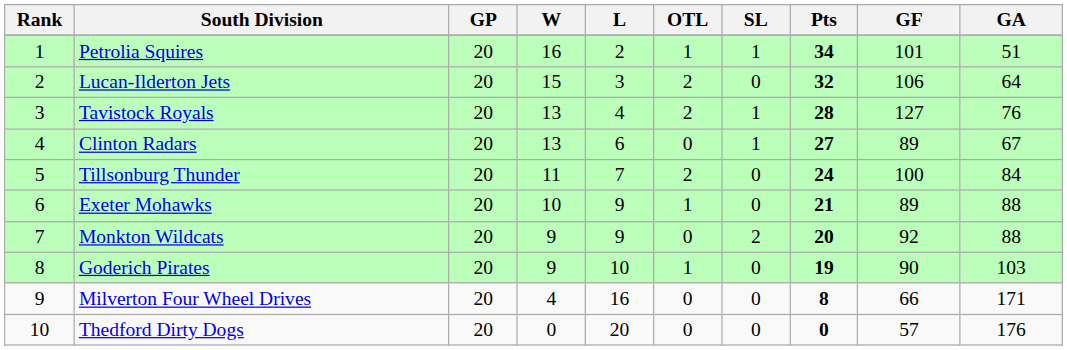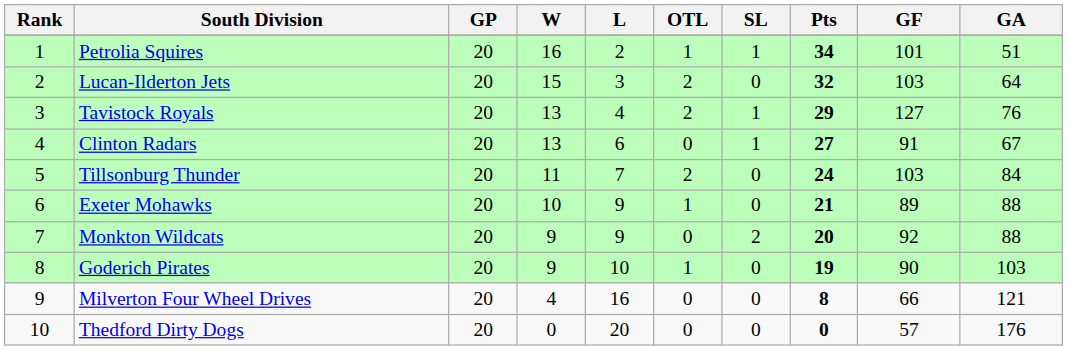(909, 81) 106 -> (909, 81) 103
(824, 112) 28 -> (824, 112) 29
(909, 143) 89 -> (909, 143) 91
(909, 174) 100 -> (909, 174) 103
(1011, 298) 171 -> (1011, 298) 121
